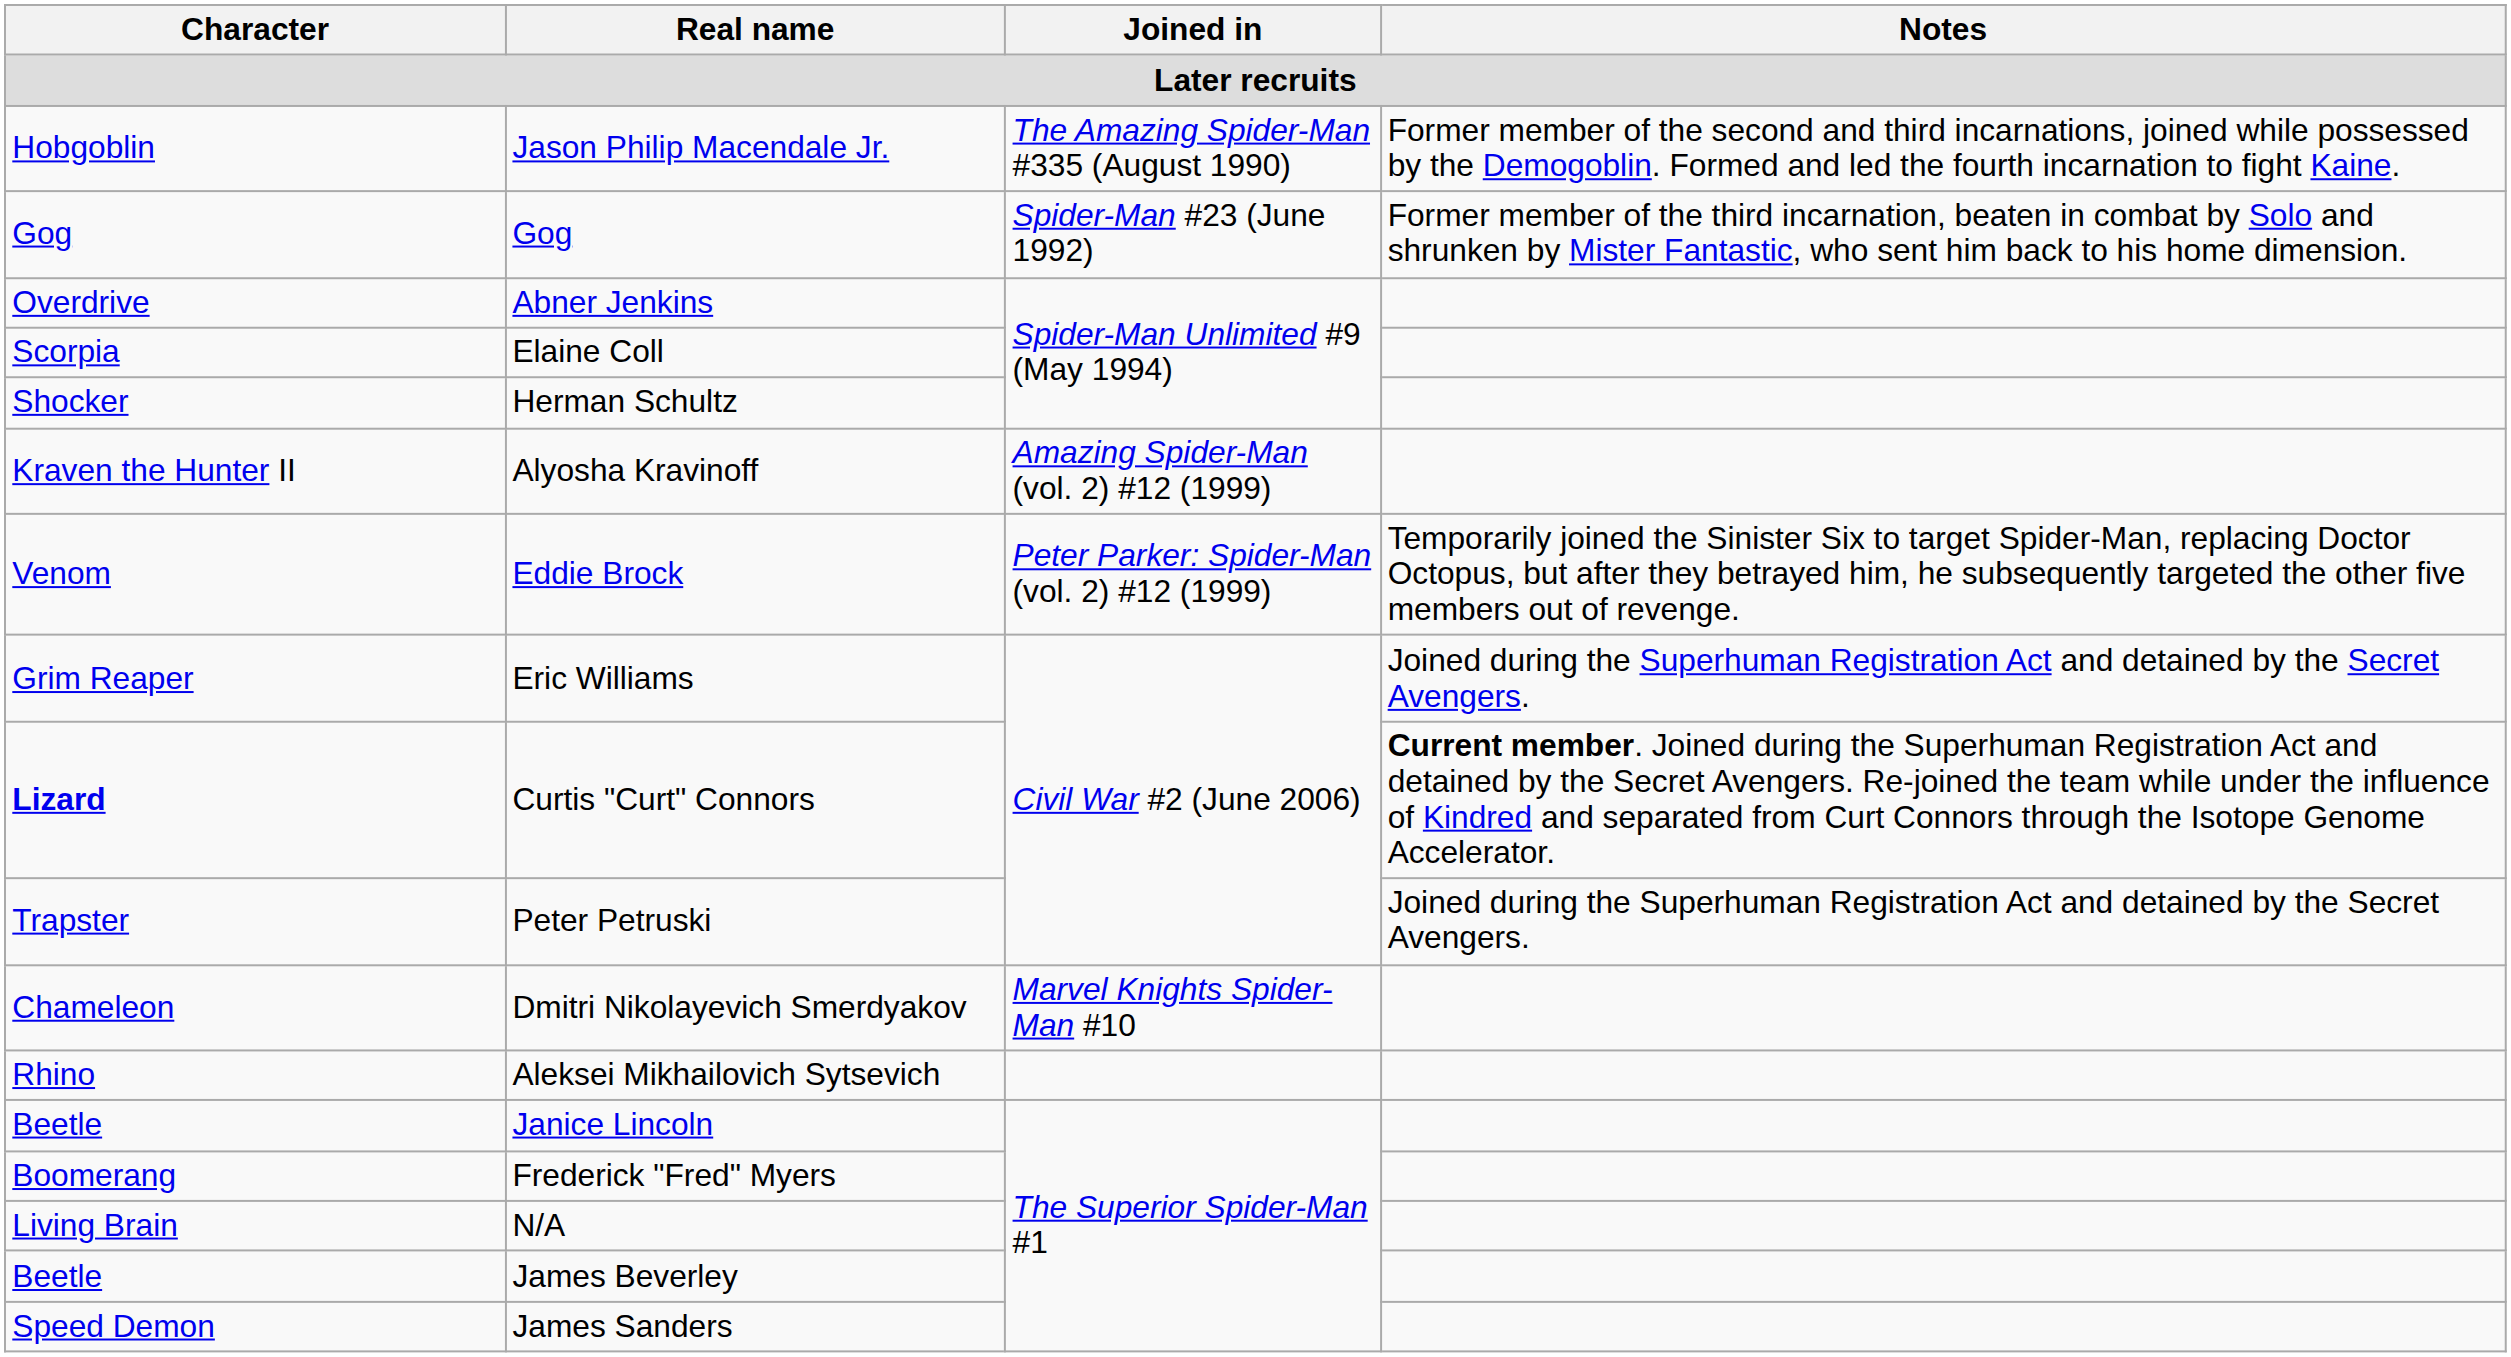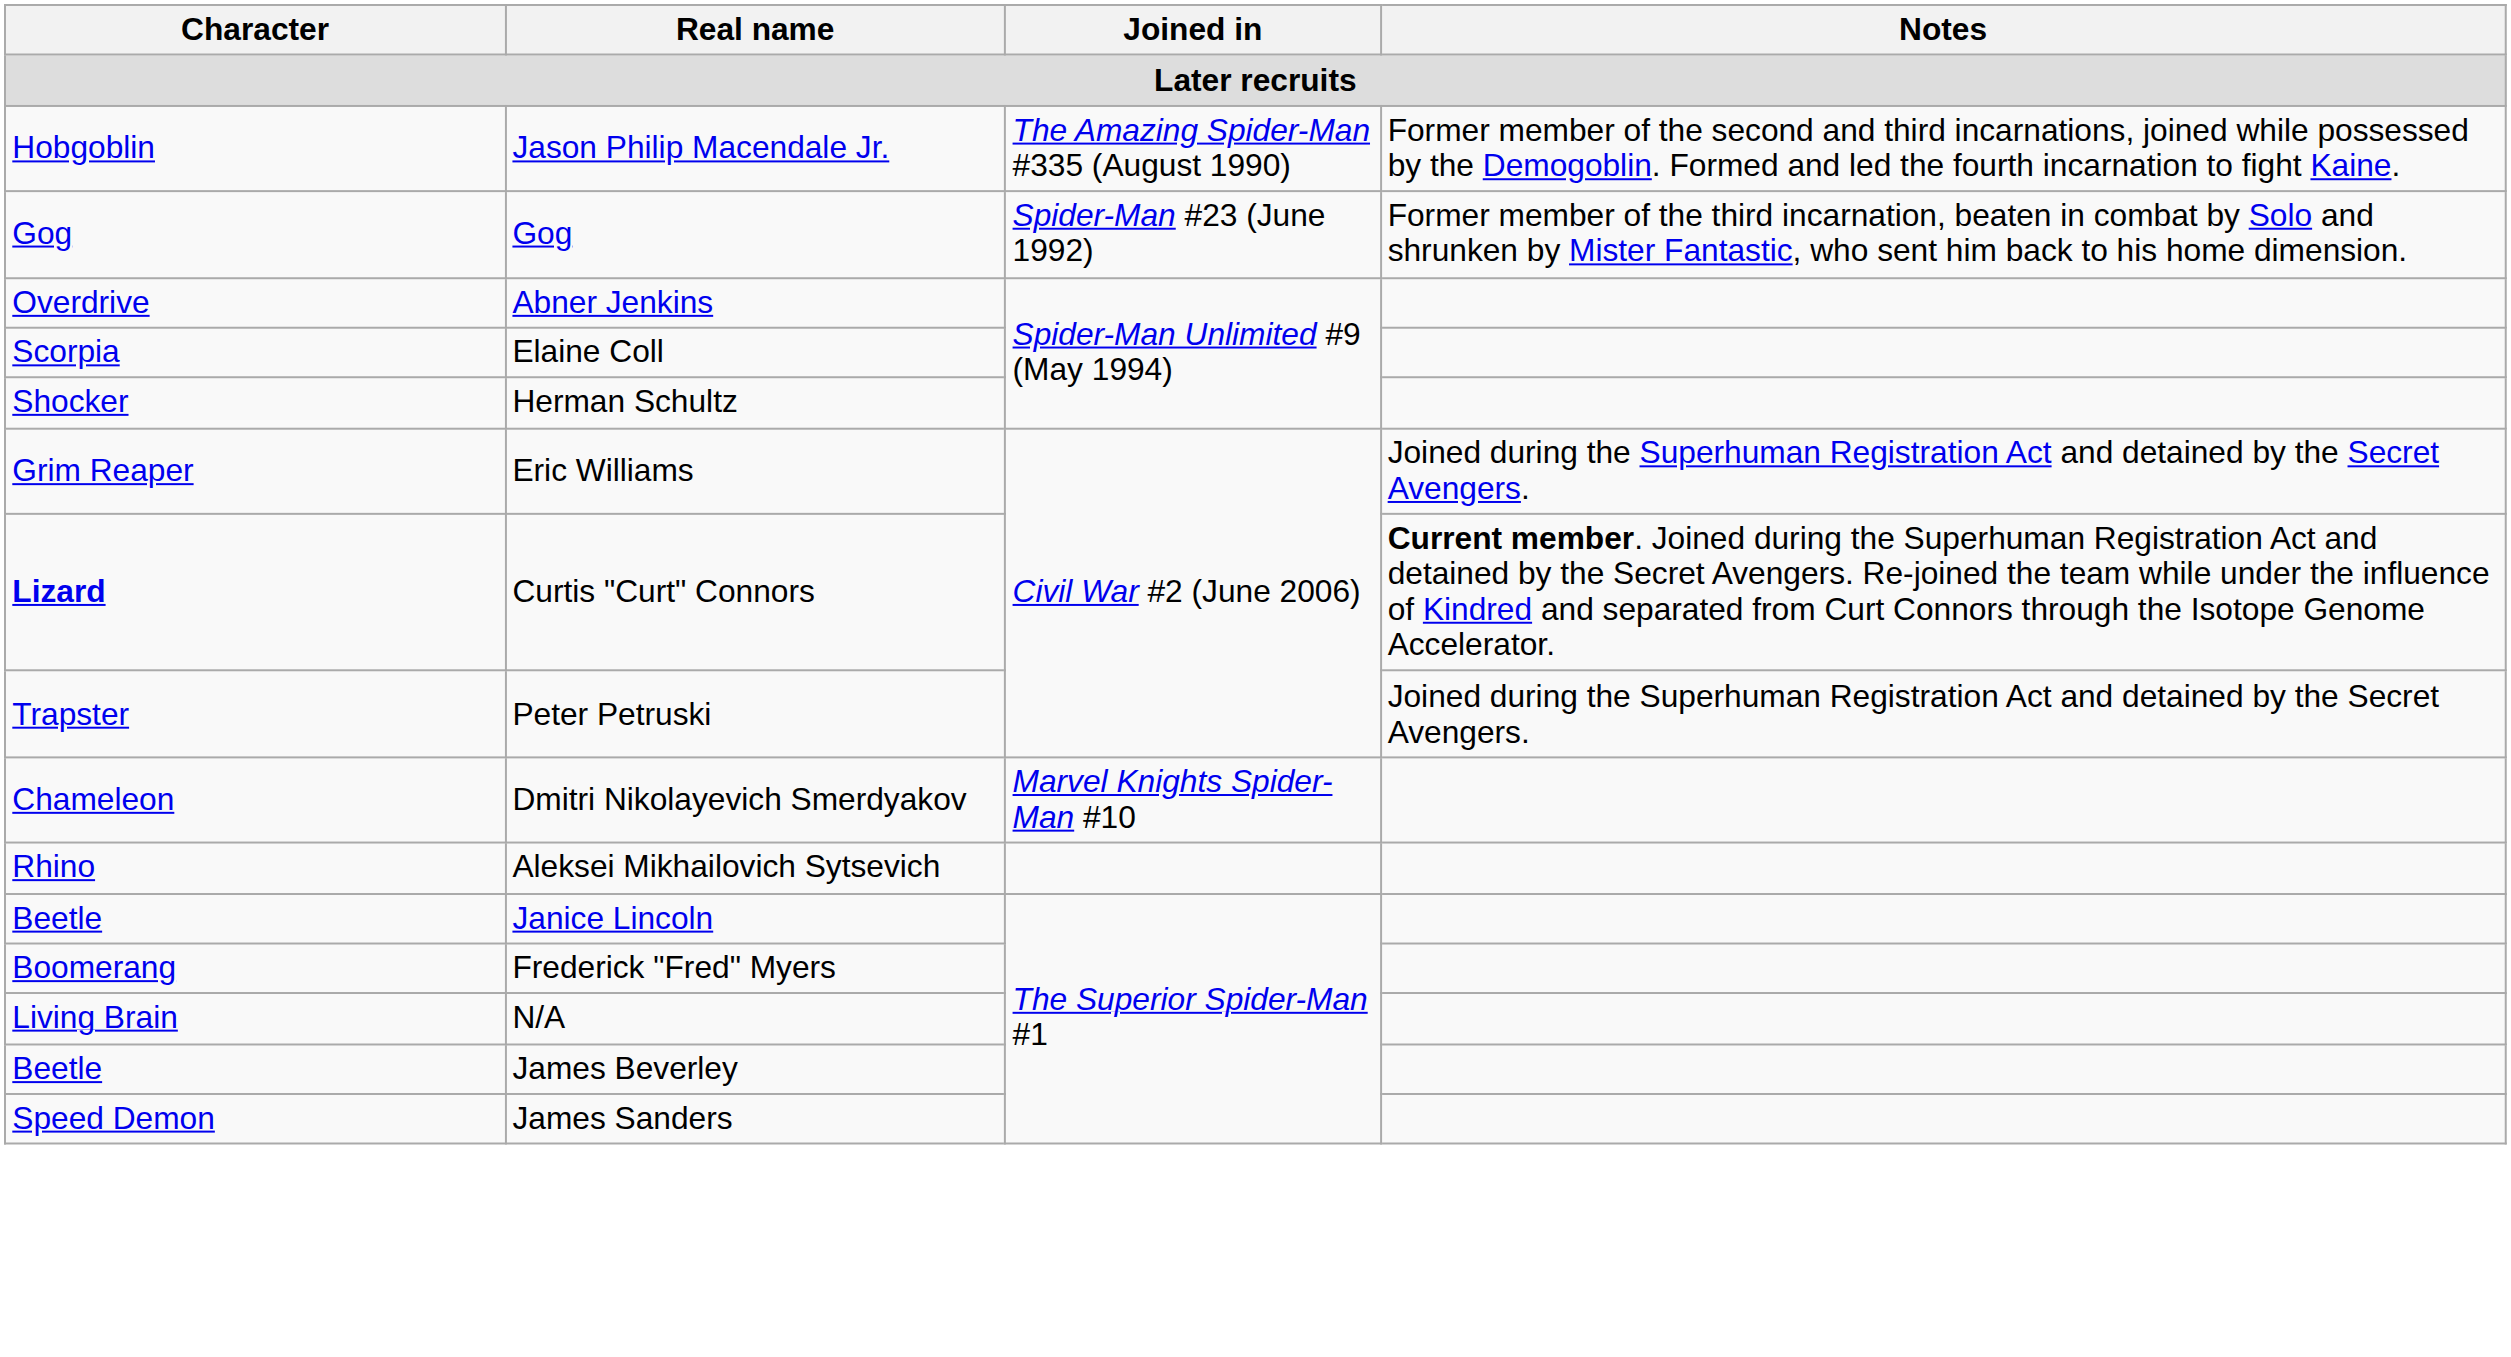- row: (635, 470)
- row: (598, 574)
